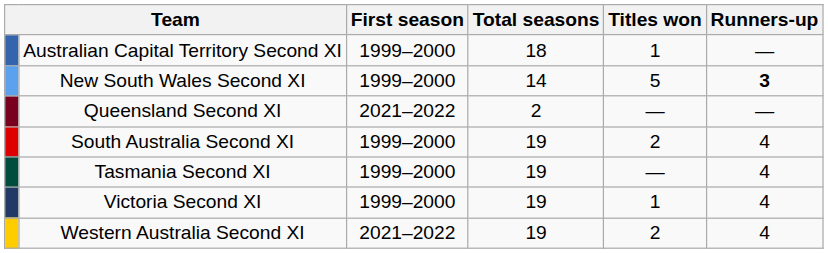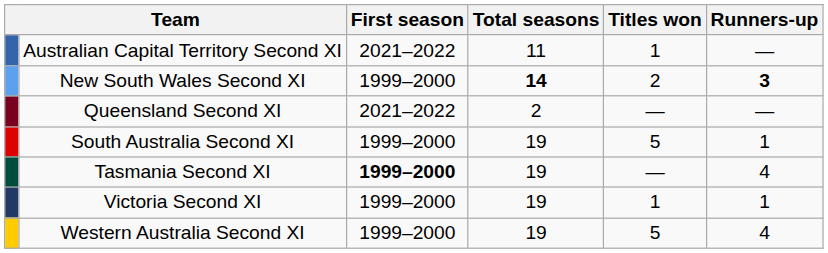(407, 50) 1999–2000 -> (407, 50) 2021–2022
(536, 50) 18 -> (536, 50) 11
(536, 80) normal -> (536, 80) bold
(655, 80) 5 -> (655, 80) 2
(655, 141) 2 -> (655, 141) 5
(764, 141) 4 -> (764, 141) 1
(407, 171) normal -> (407, 171) bold
(764, 202) 4 -> (764, 202) 1
(407, 232) 2021–2022 -> (407, 232) 1999–2000
(655, 232) 2 -> (655, 232) 5
